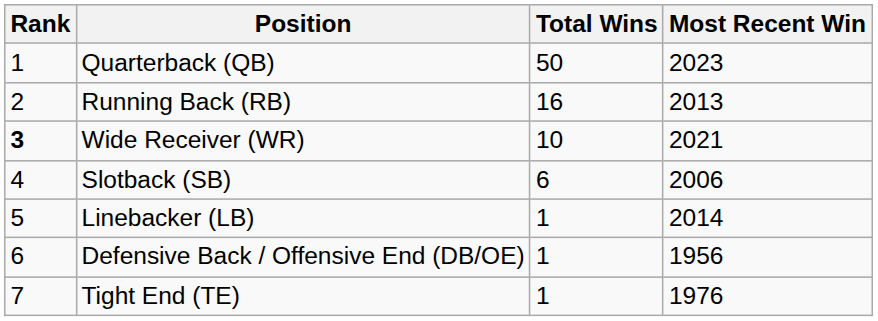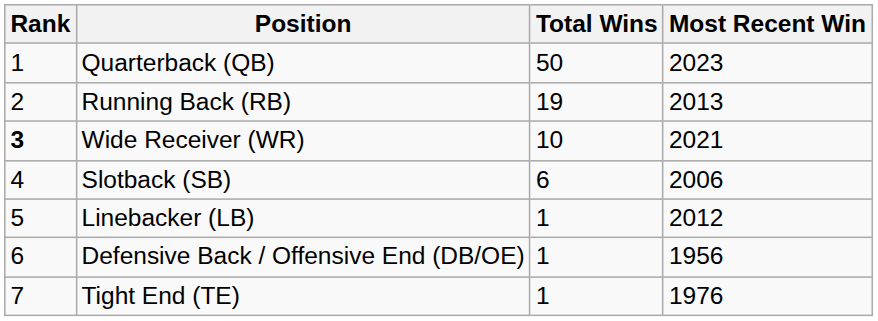(550, 101) 16 -> (550, 101) 19
(696, 218) 2014 -> (696, 218) 2012
